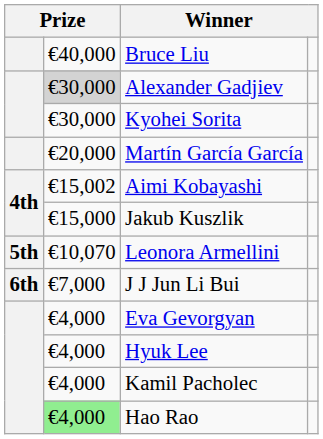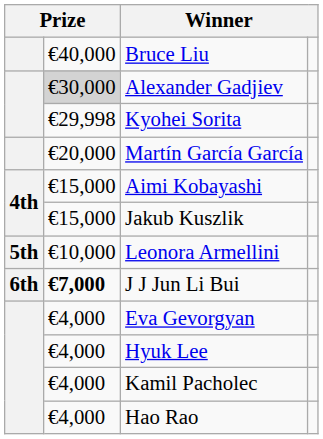(82, 119) €30,000 -> (82, 119) €29,998
(82, 185) €15,002 -> (82, 185) €15,000
(82, 251) €10,070 -> (82, 251) €10,000
(77, 284) normal -> (77, 284) bold
(77, 416) lightgreen background -> (77, 416) no background
